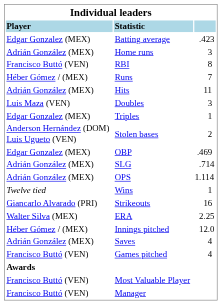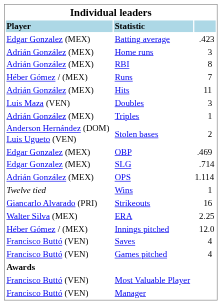(47, 64) Francisco Buttó (VEN) -> (50, 64) Adrián González (MEX)
(48, 116) Edgar Gonzalez (MEX) -> (50, 116) Adrián González (MEX)
(50, 164) Adrián González (MEX) -> (48, 164) Edgar Gonzalez (MEX)
(50, 241) Adrián González (MEX) -> (47, 241) Francisco Buttó (VEN)
